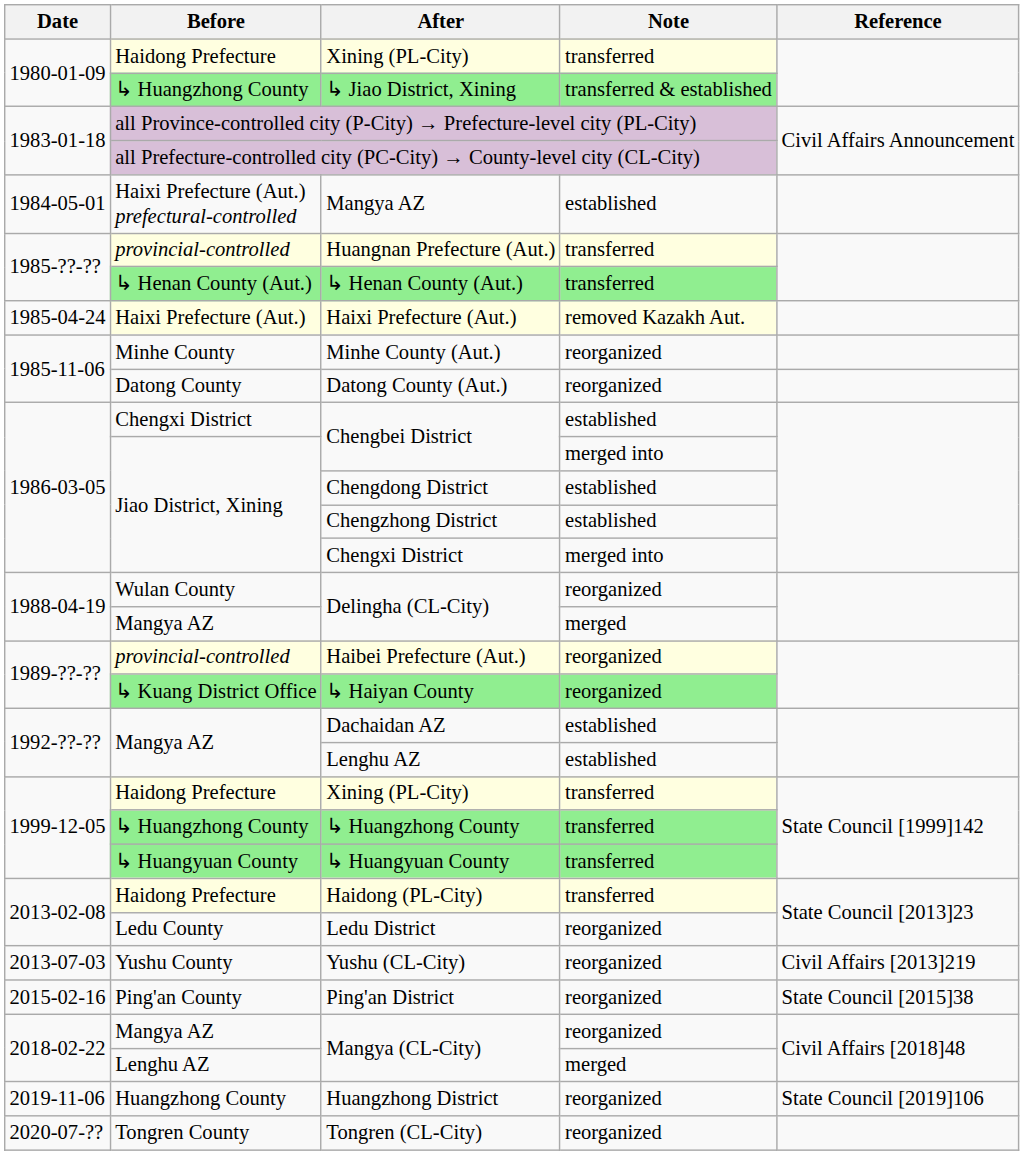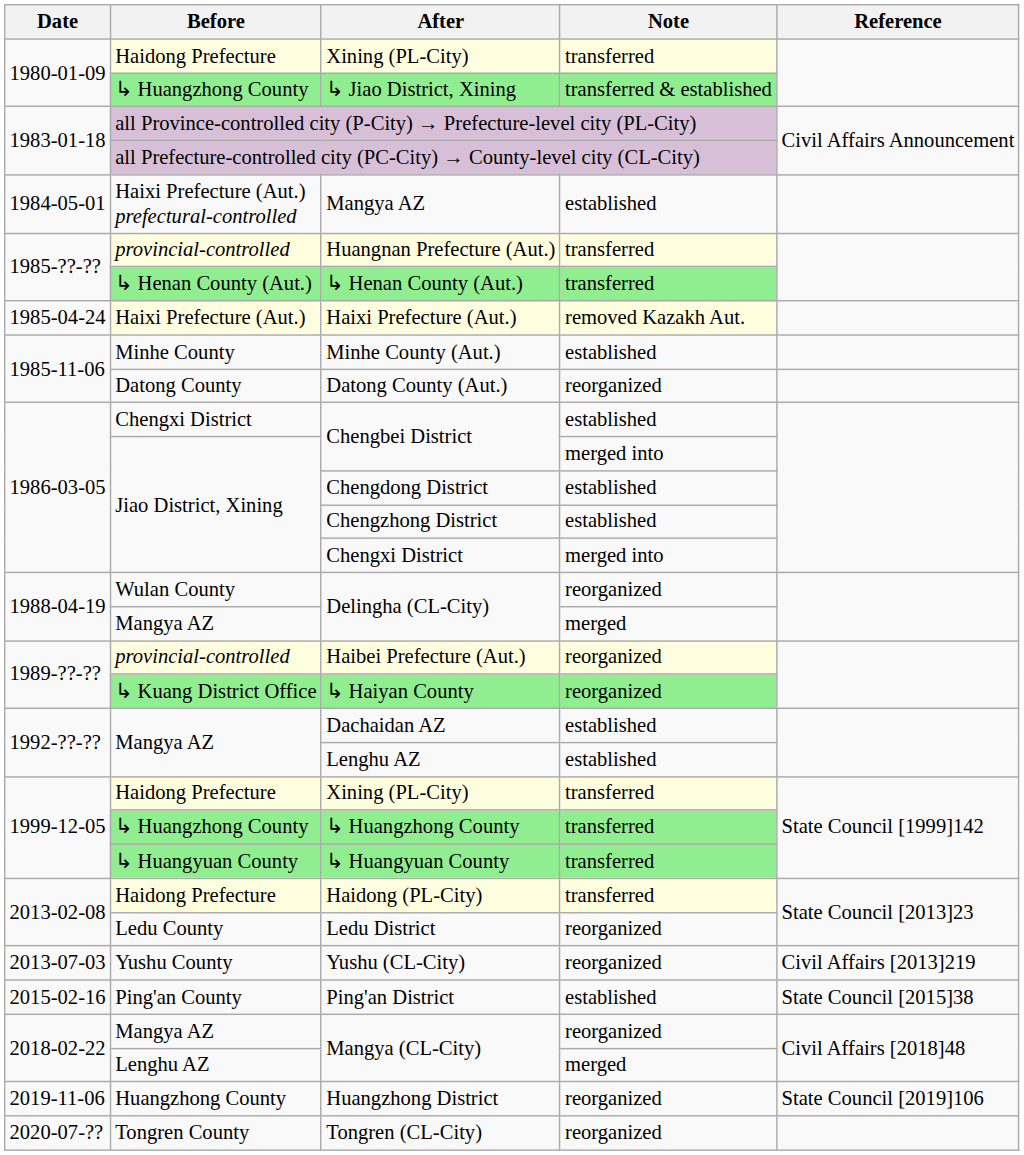(613, 351) reorganized -> (611, 351) established
(613, 997) reorganized -> (611, 997) established
